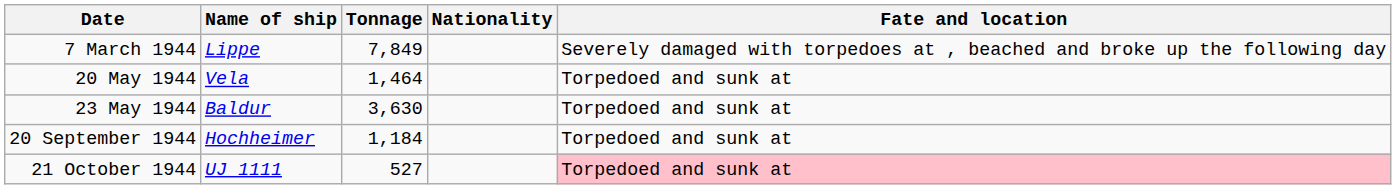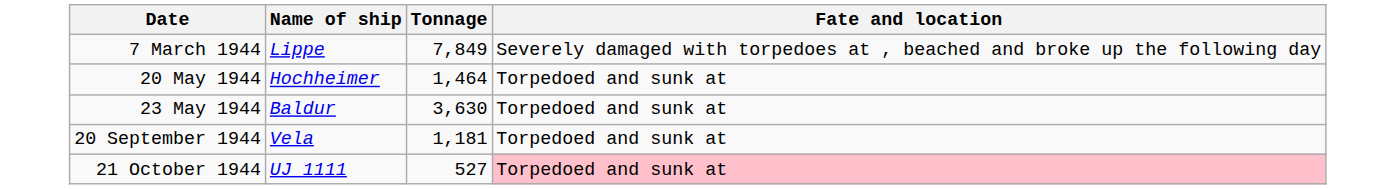- column: (492, 20)
(227, 79) Vela -> (325, 79) Hochheimer
(260, 139) Hochheimer -> (292, 139) Vela
(395, 139) 1,184 -> (460, 139) 1,181
